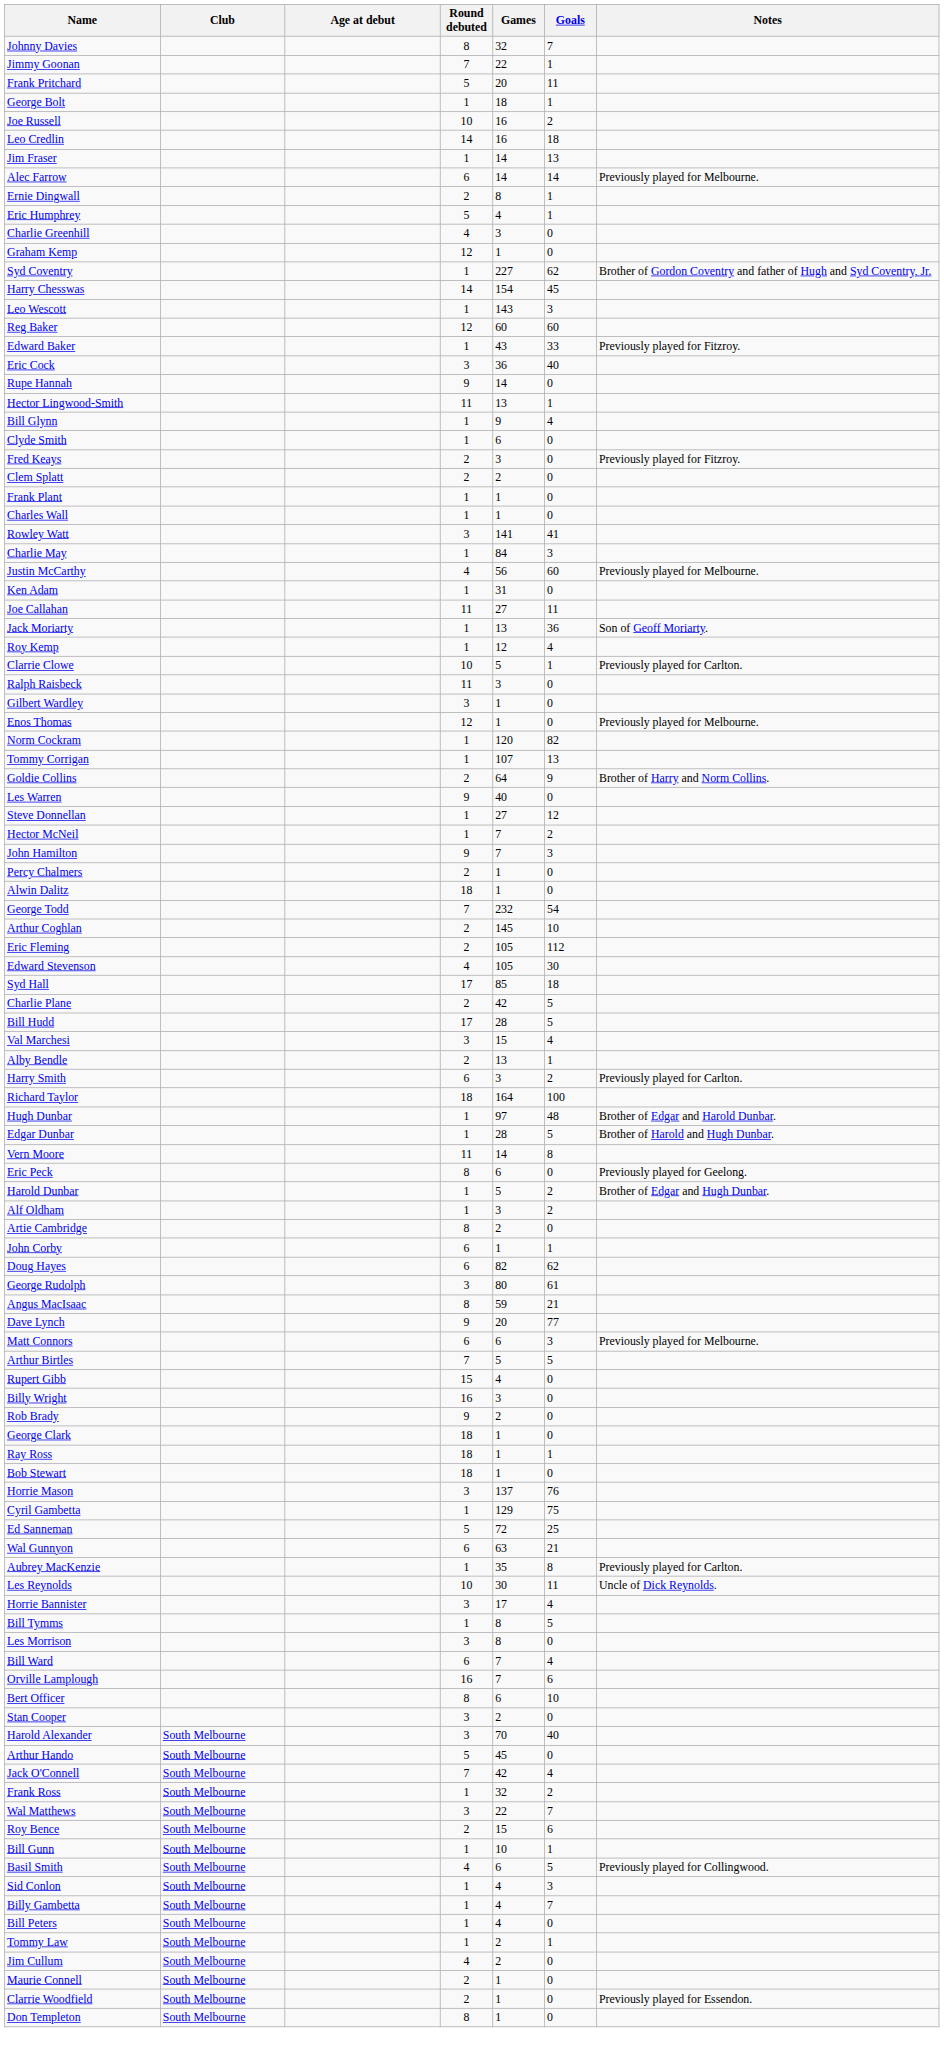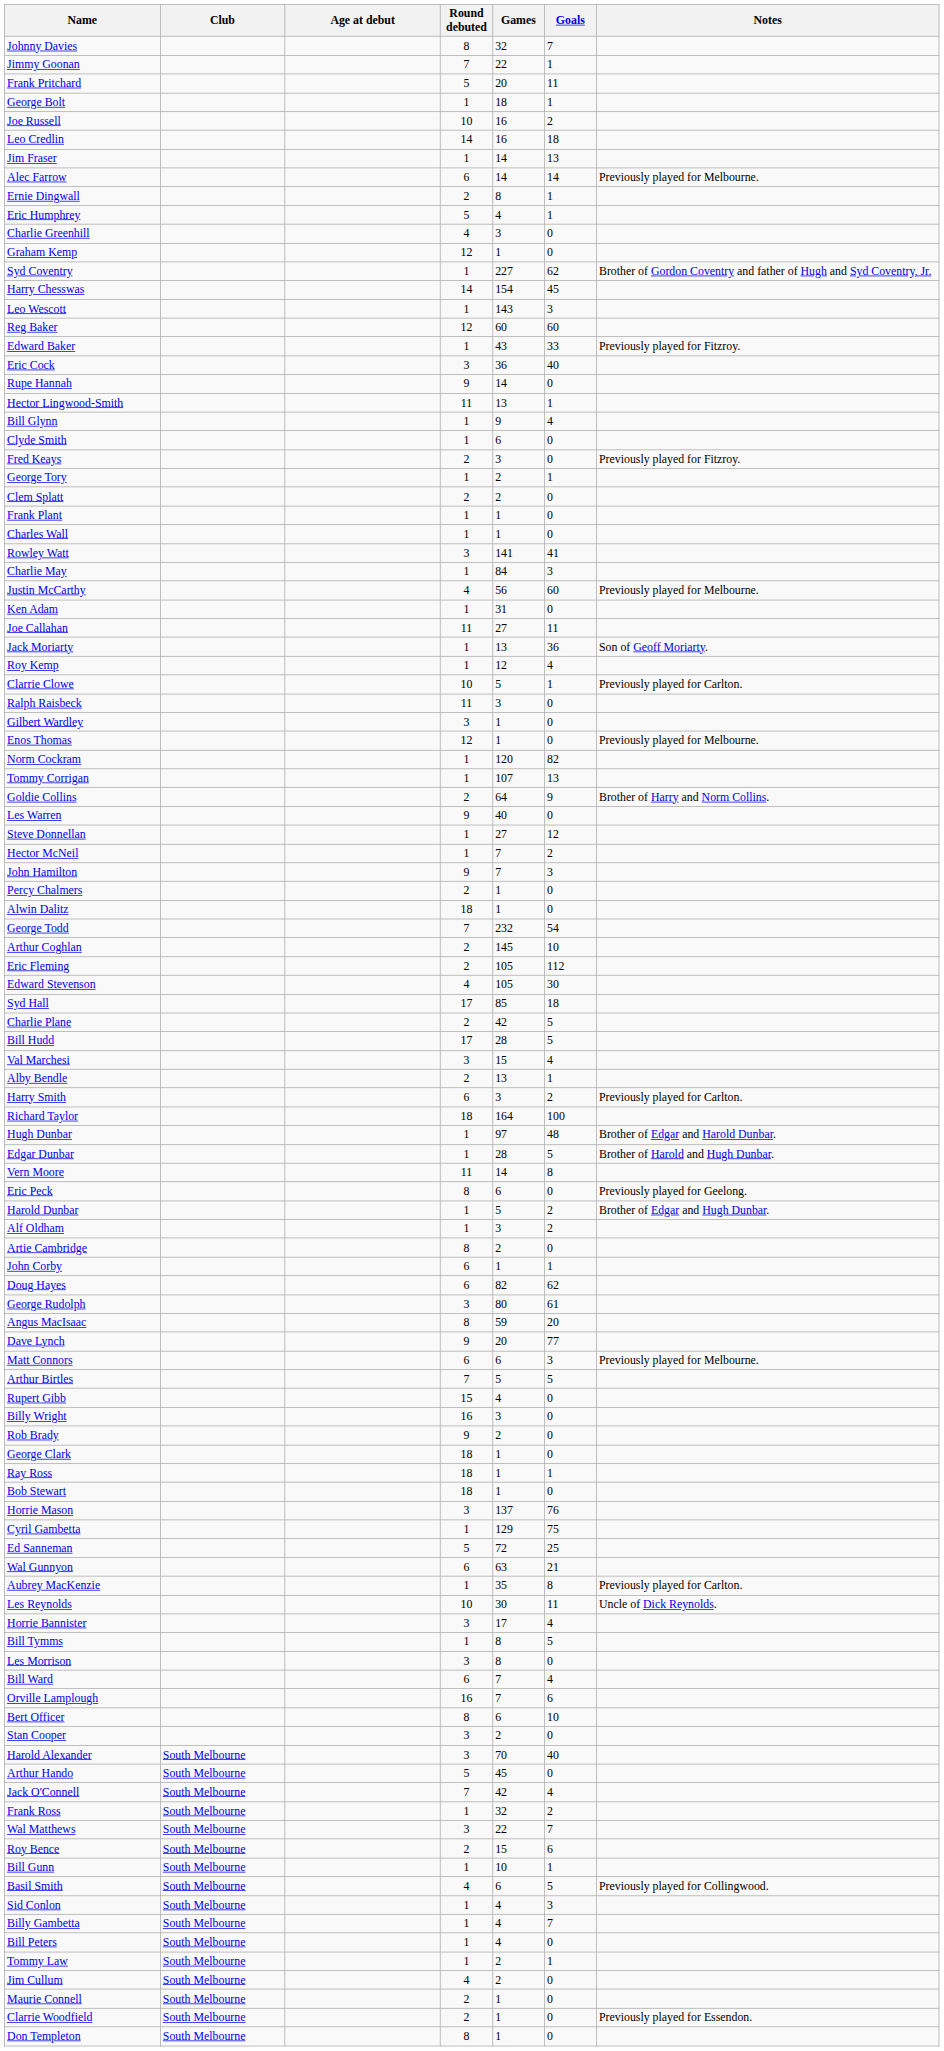+ row: (37, 477)
(553, 1304) 21 -> (553, 1322) 20
